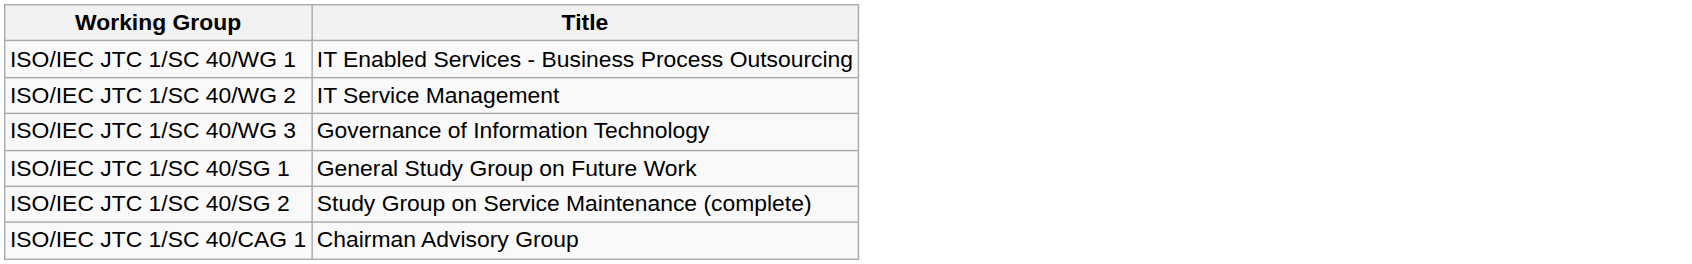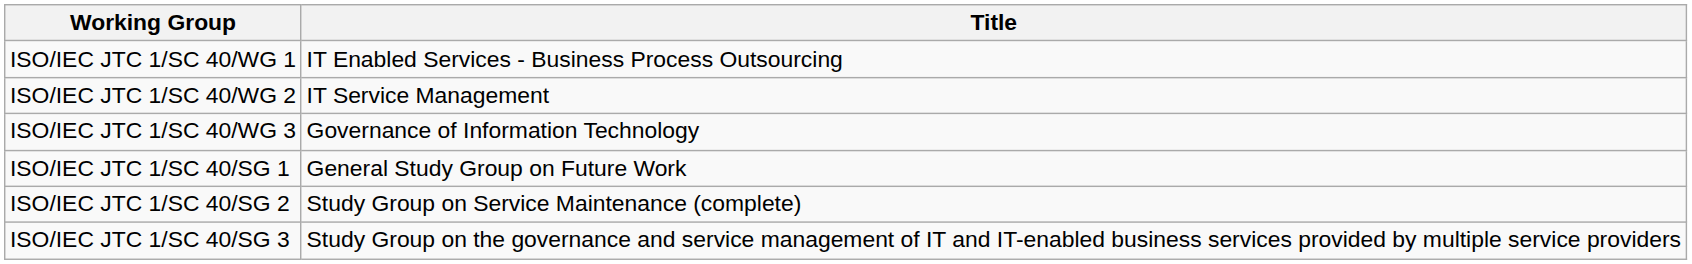+ row: (150, 240)
- row: (158, 240)
